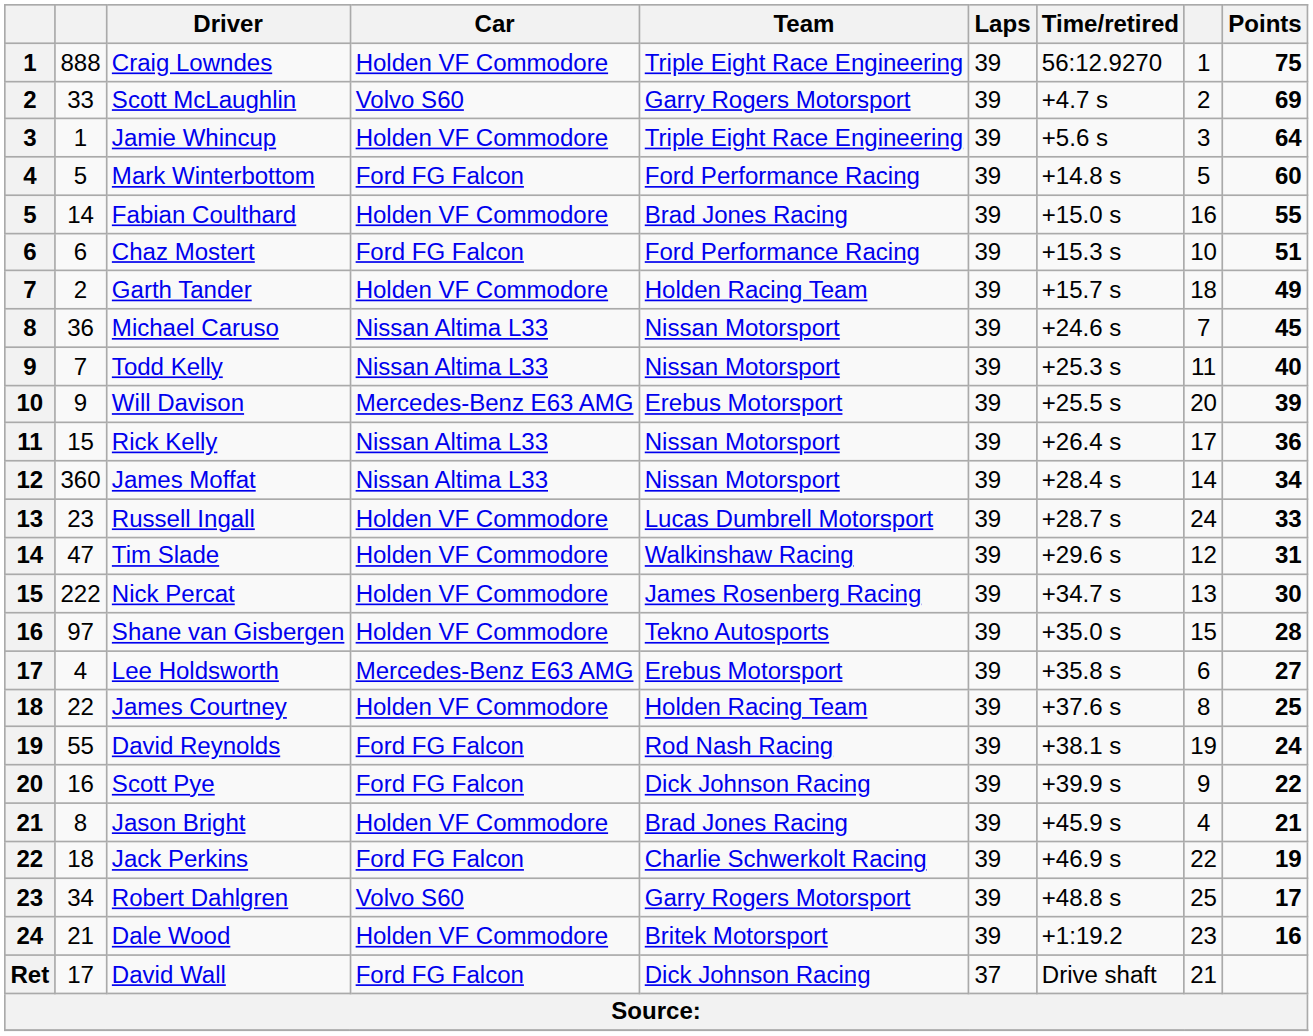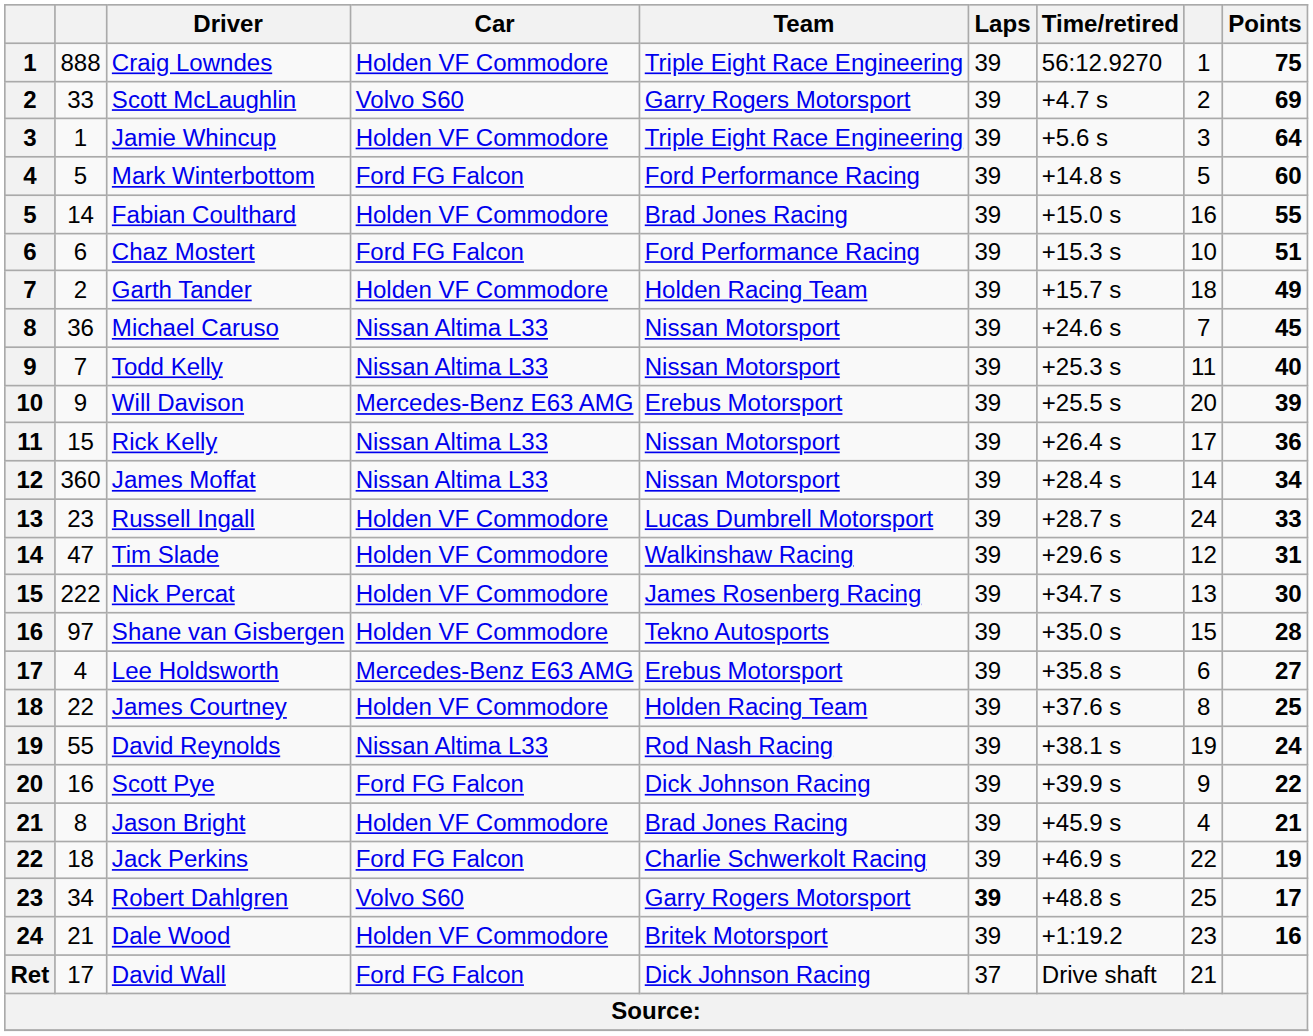(440, 746) Ford FG Falcon -> (452, 746) Nissan Altima L33
(988, 898) normal -> (988, 898) bold
